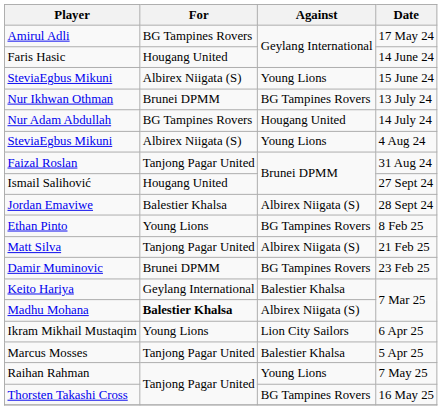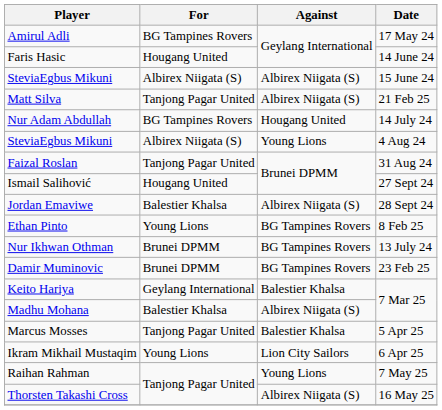(294, 77) Young Lions -> (310, 77) Albirex Niigata (S)
rows swapped: (60, 99) <-> (34, 246)
(188, 309) bold -> (185, 309) normal
rows swapped: (47, 352) <-> (72, 331)
(316, 394) BG Tampines Rovers -> (310, 394) Albirex Niigata (S)
